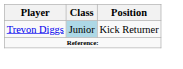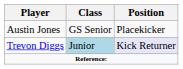+ row: (33, 29)
(129, 29) no background -> (146, 45) lavender background
